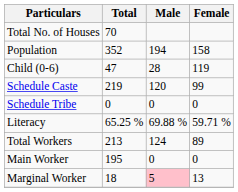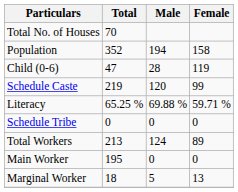rows swapped: (42, 104) <-> (26, 123)
(152, 178) pink background -> (152, 178) no background
